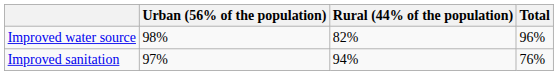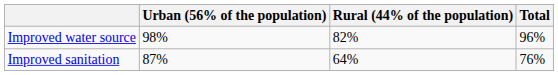(155, 59) 97% -> (155, 59) 87%
(346, 59) 94% -> (346, 59) 64%
